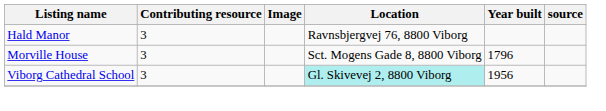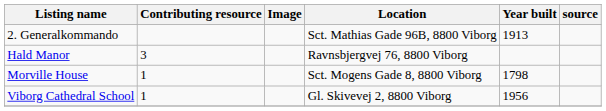+ row: (63, 34)
(143, 55) 3 -> (143, 75) 1
(500, 55) 1796 -> (515, 75) 1798
(143, 75) 3 -> (143, 95) 1
(380, 75) paleturquoise background -> (380, 95) no background
